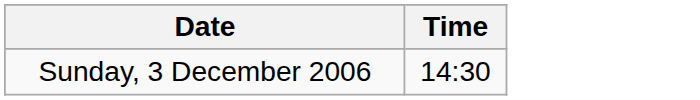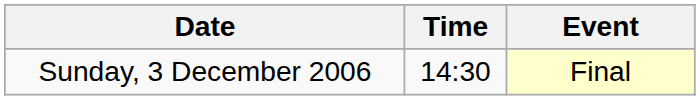+ column: (601, 26)
